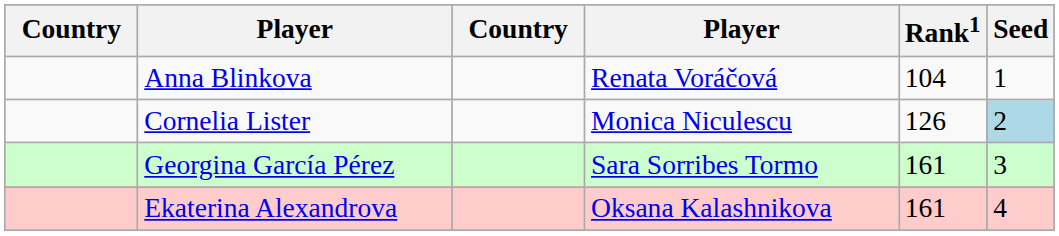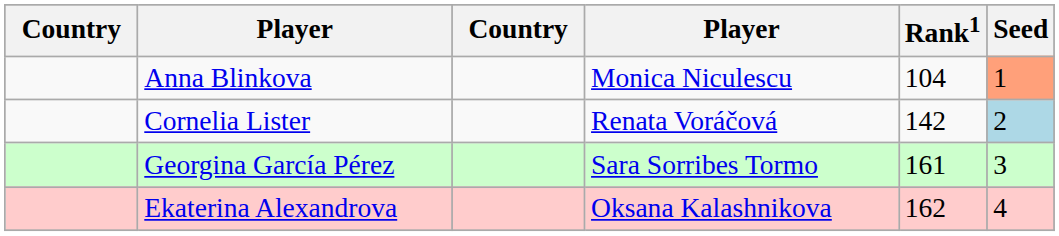(684, 77) Renata Voráčová -> (692, 77) Monica Niculescu
(1000, 77) no background -> (1000, 77) lightsalmon background
(692, 121) Monica Niculescu -> (684, 121) Renata Voráčová
(925, 121) 126 -> (925, 121) 142
(925, 208) 161 -> (925, 208) 162
